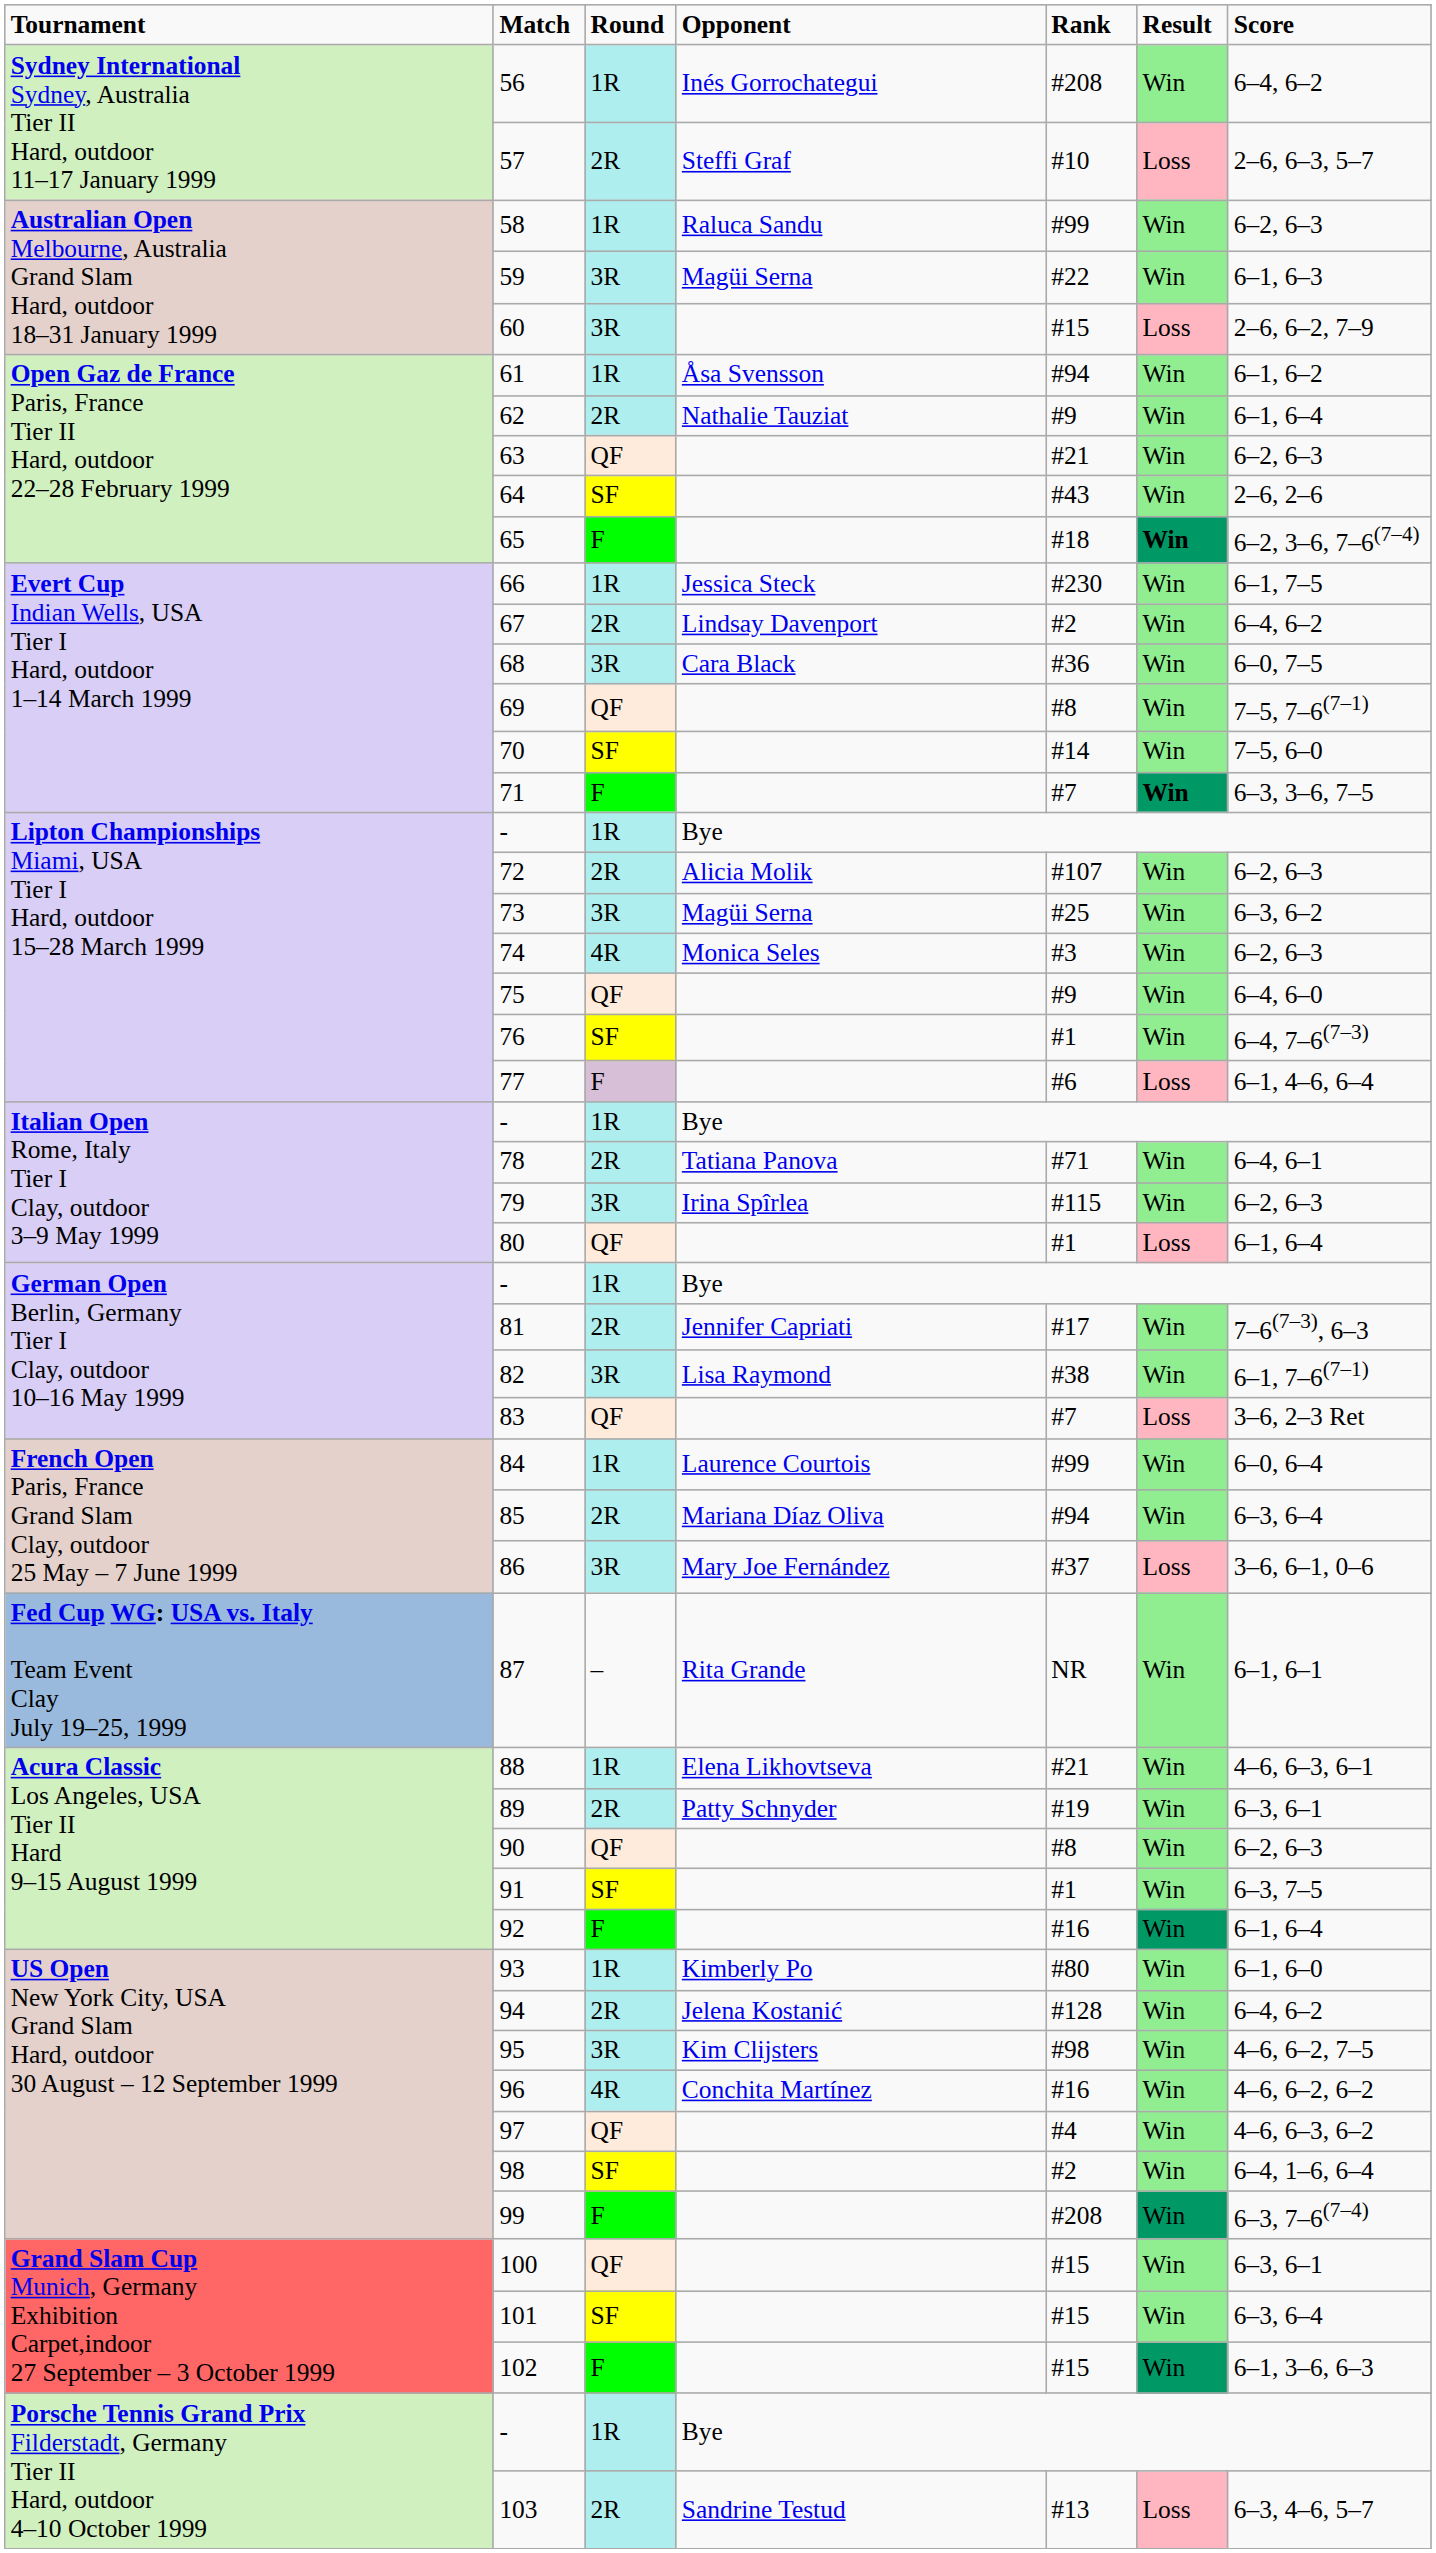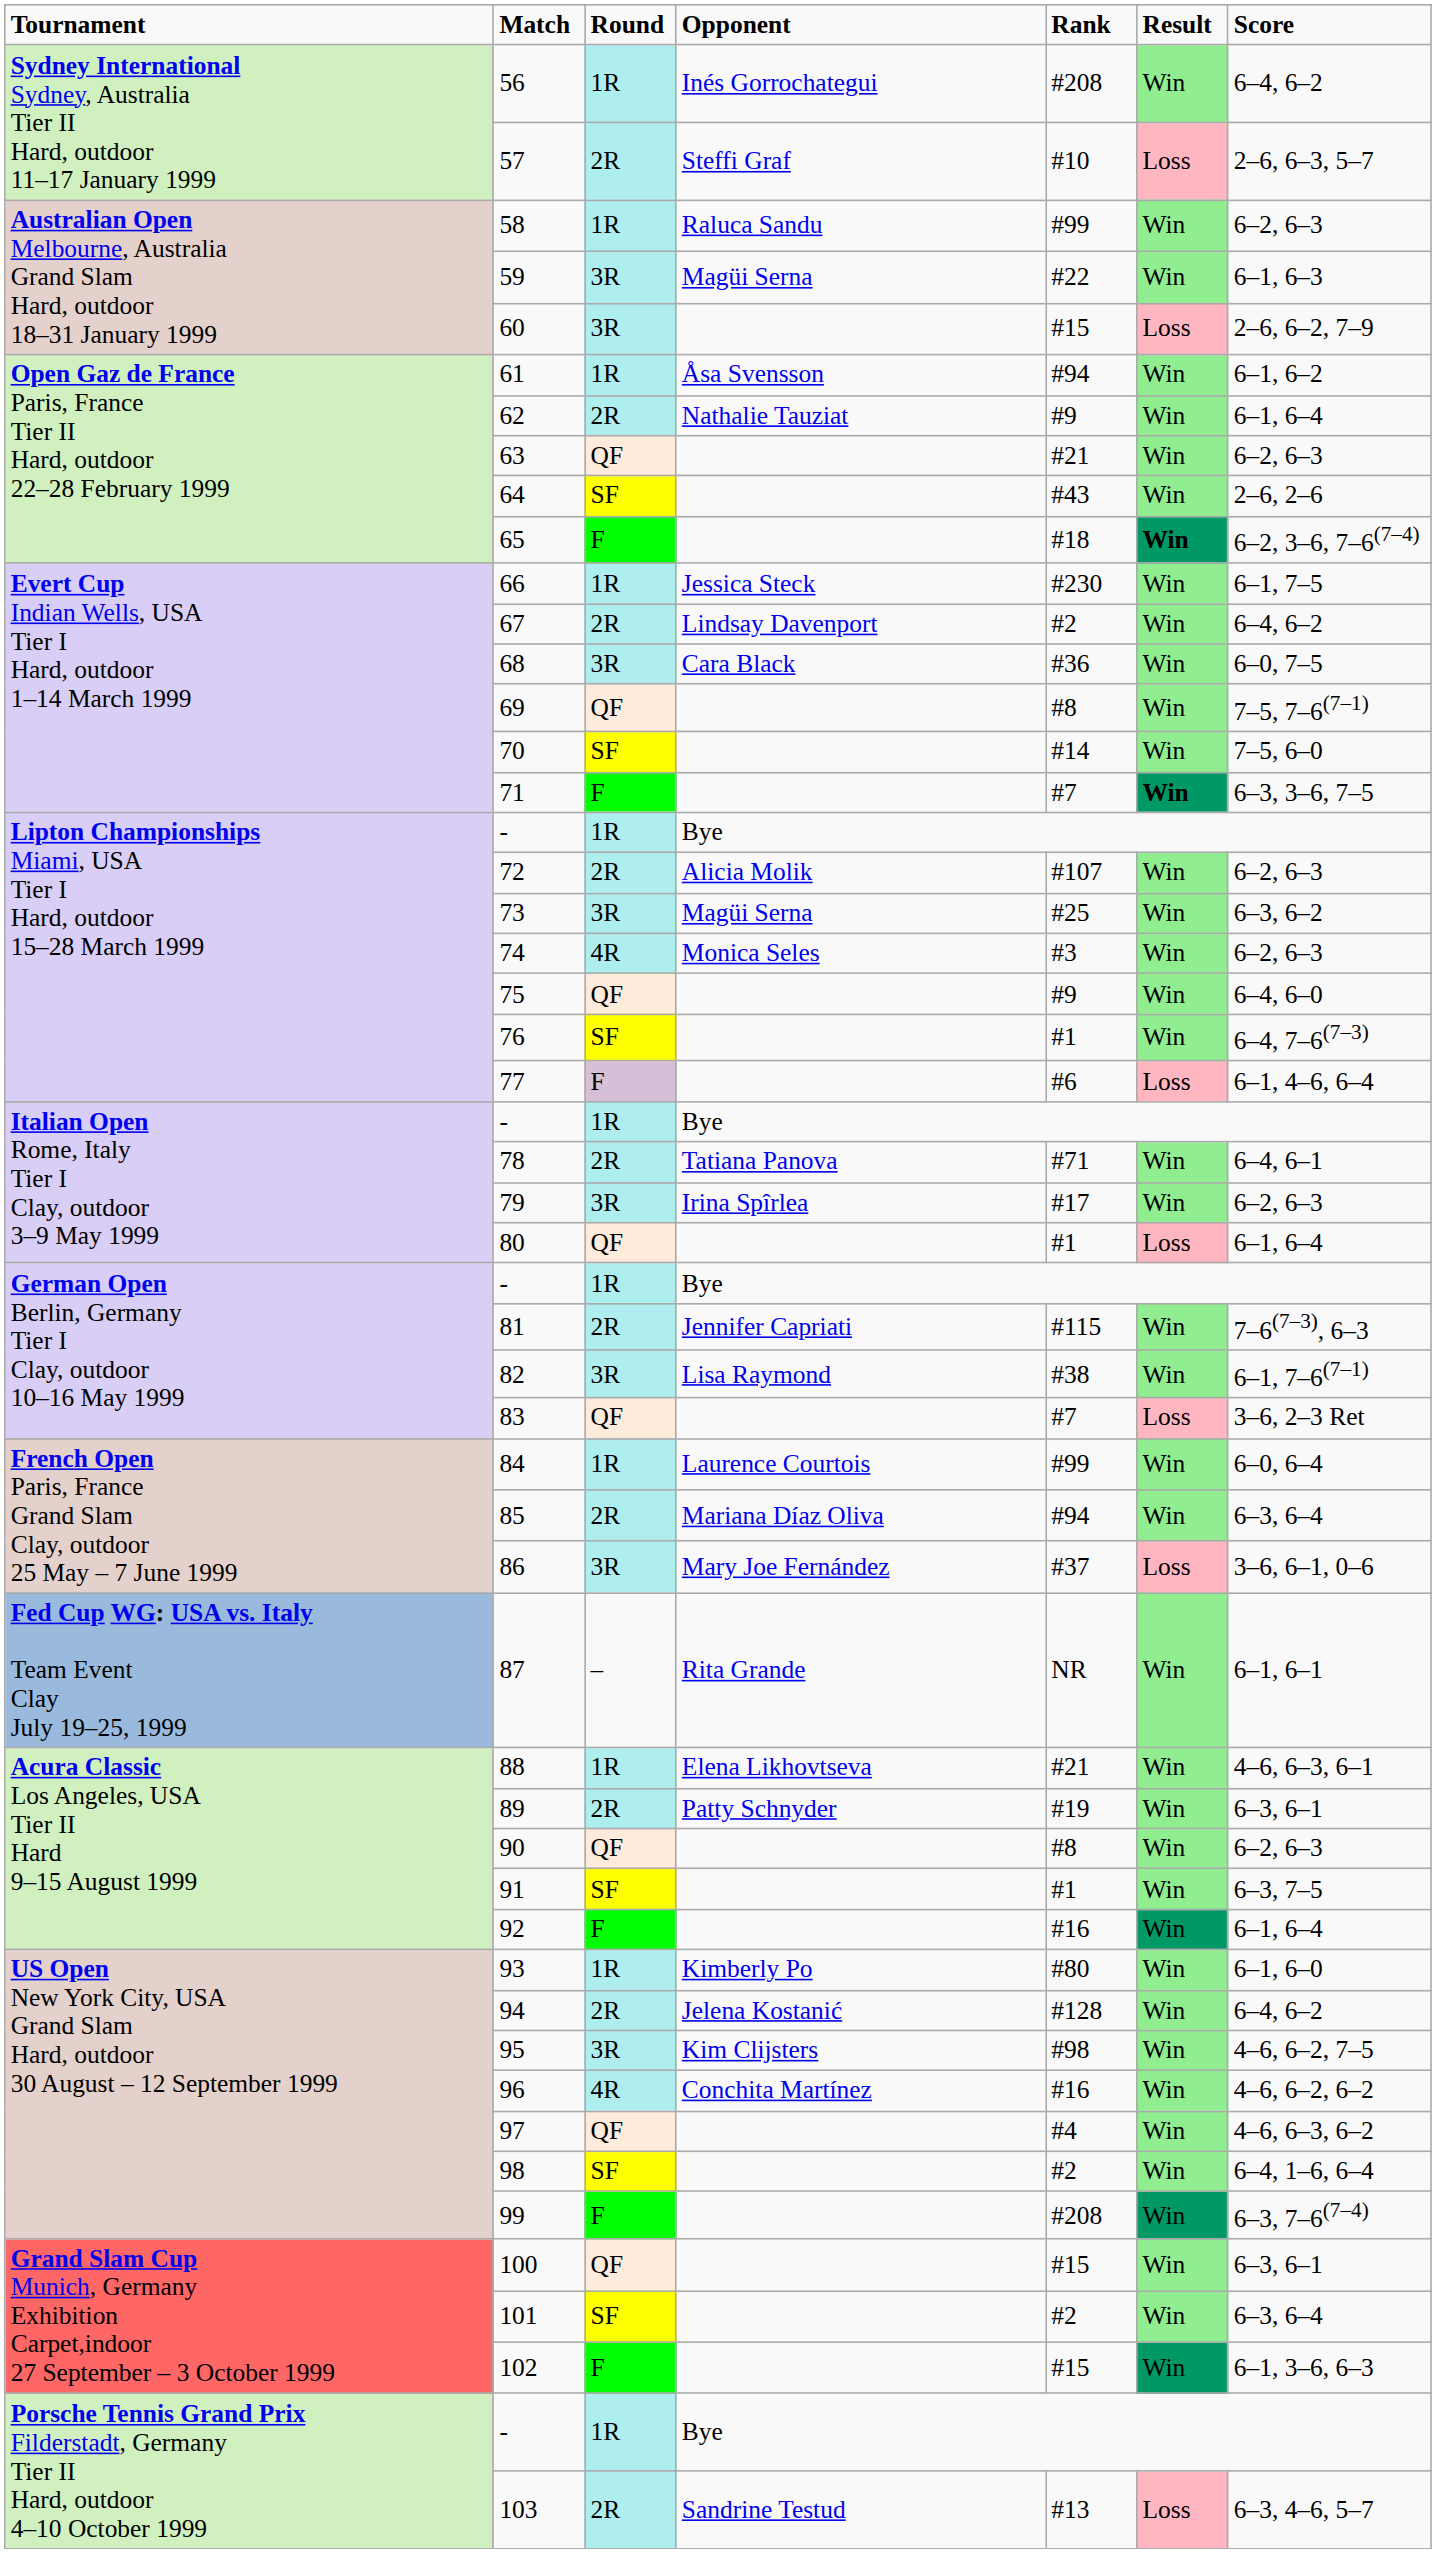(1076, 1202) #115 -> (1070, 1202) #17
(1070, 1326) #17 -> (1076, 1326) #115
(1070, 2315) #15 -> (1064, 2315) #2
